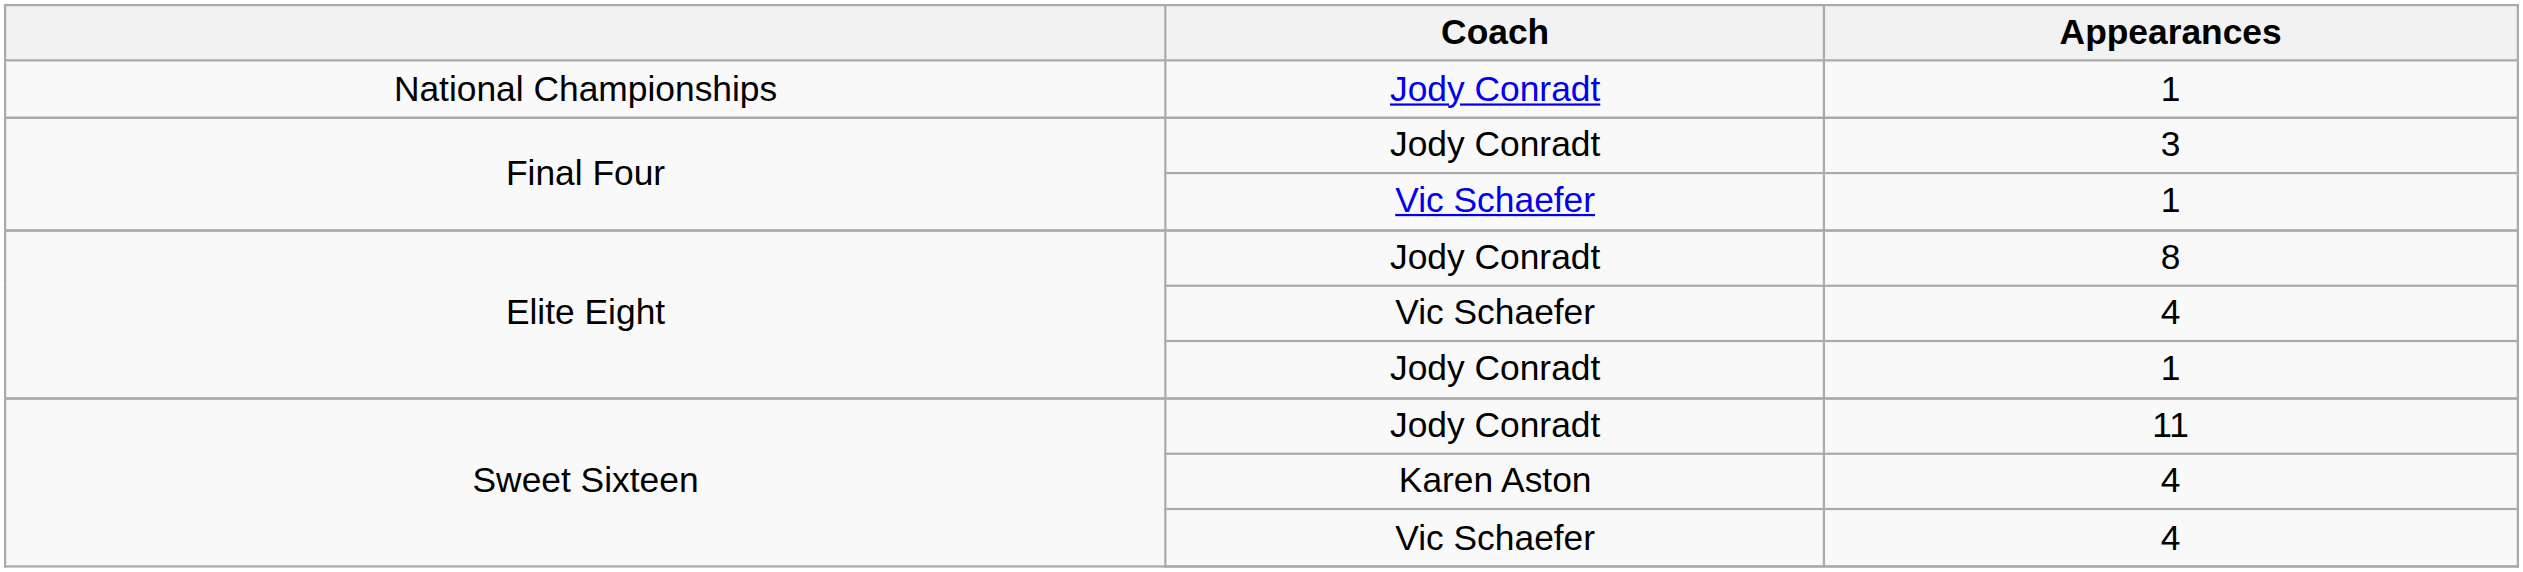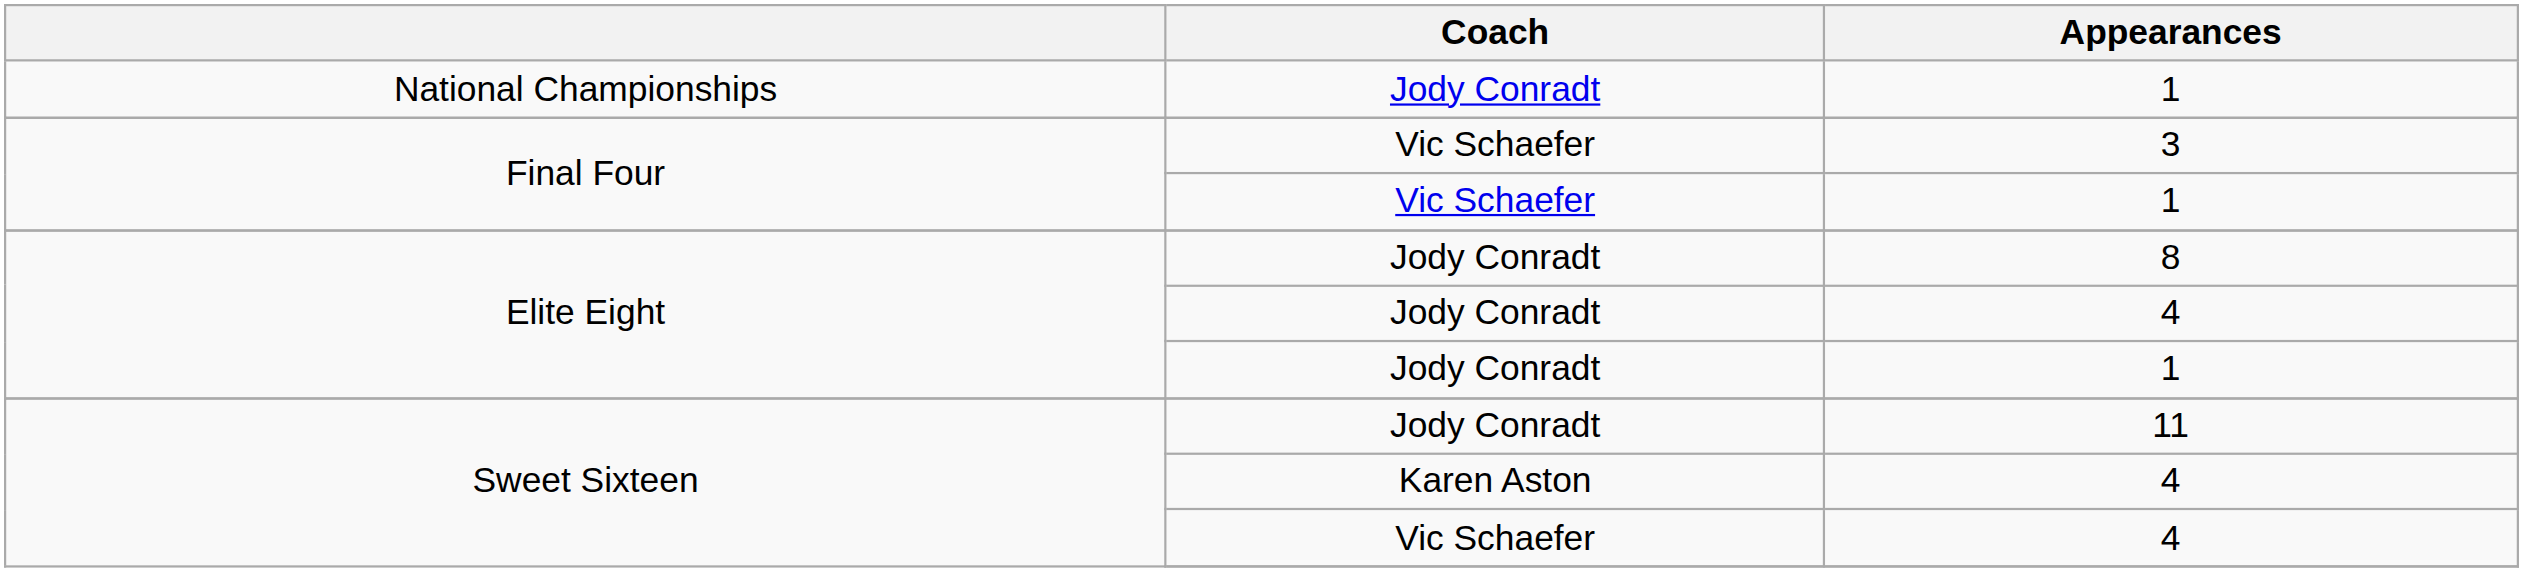(1495, 144) Jody Conradt -> (1495, 144) Vic Schaefer
(1495, 312) Vic Schaefer -> (1495, 312) Jody Conradt
